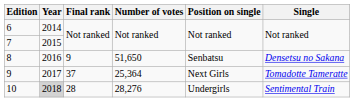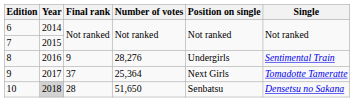(128, 58) 51,650 -> (128, 58) 28,276
(205, 58) Senbatsu -> (209, 58) Undergirls
(305, 58) Densetsu no Sakana -> (300, 58) Sentimental Train
(128, 89) 28,276 -> (128, 89) 51,650
(209, 89) Undergirls -> (205, 89) Senbatsu
(300, 89) Sentimental Train -> (305, 89) Densetsu no Sakana
